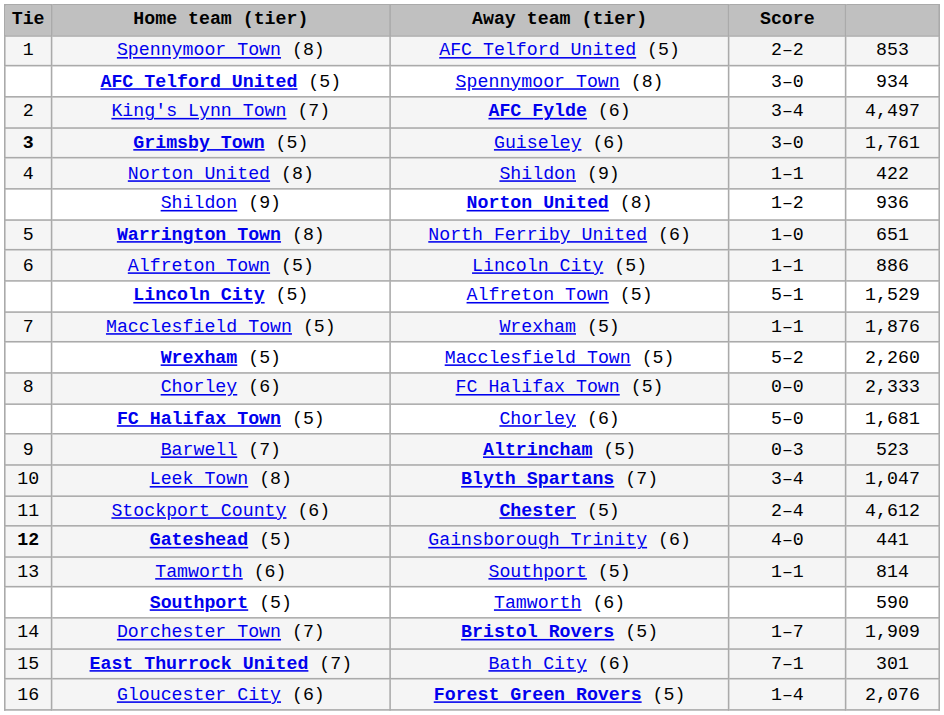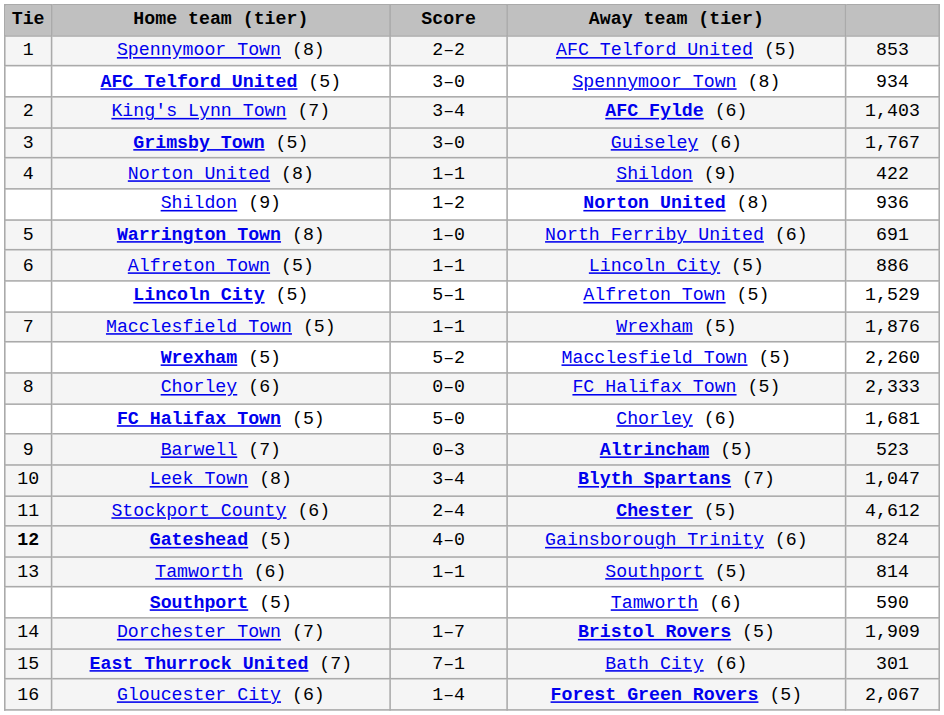columns swapped: (787, 20) <-> (560, 20)
(892, 112) 4,497 -> (892, 112) 1,403
(28, 142) bold -> (28, 142) normal
(892, 142) 1,761 -> (892, 142) 1,767
(892, 234) 651 -> (892, 234) 691
(892, 541) 441 -> (892, 541) 824
(892, 694) 2,076 -> (892, 694) 2,067
